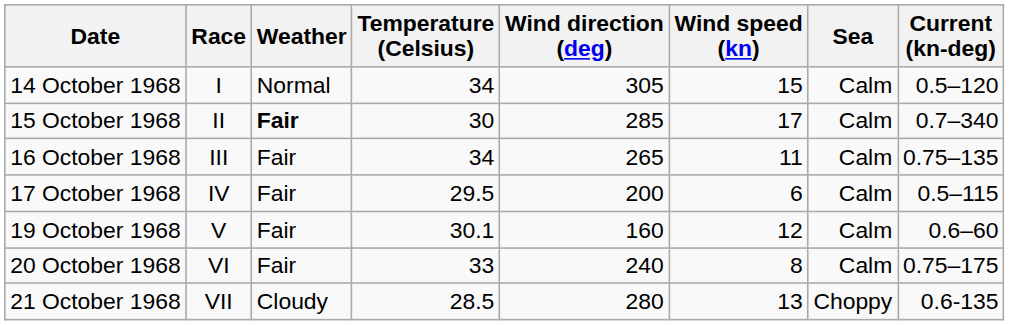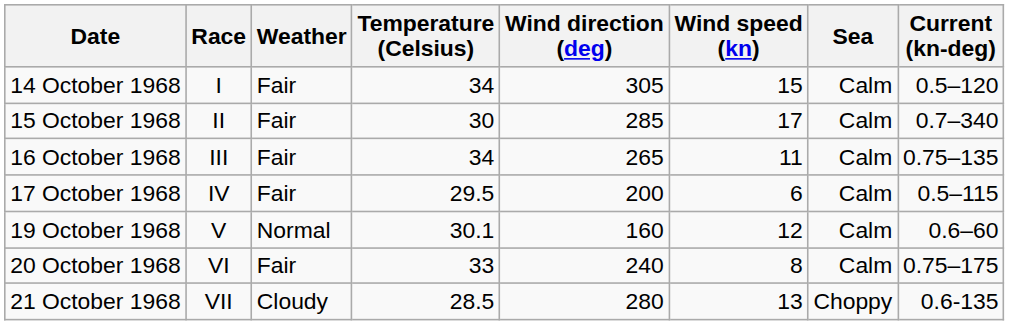(294, 85) Normal -> (277, 85) Fair
(278, 121) bold -> (277, 121) normal
(277, 230) Fair -> (294, 230) Normal
